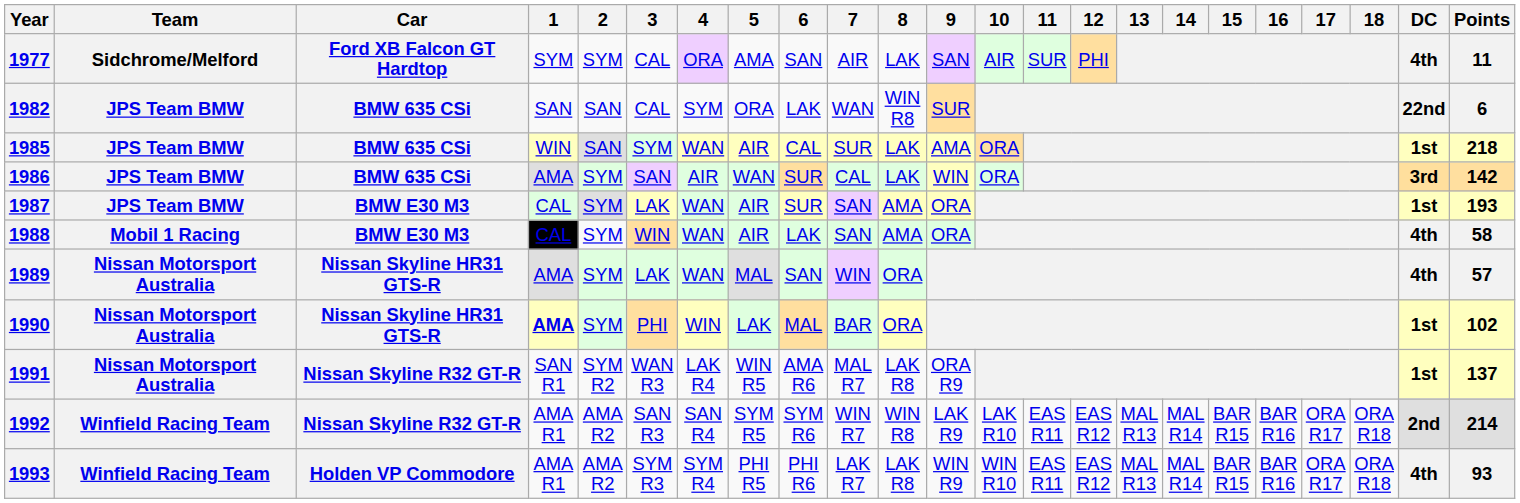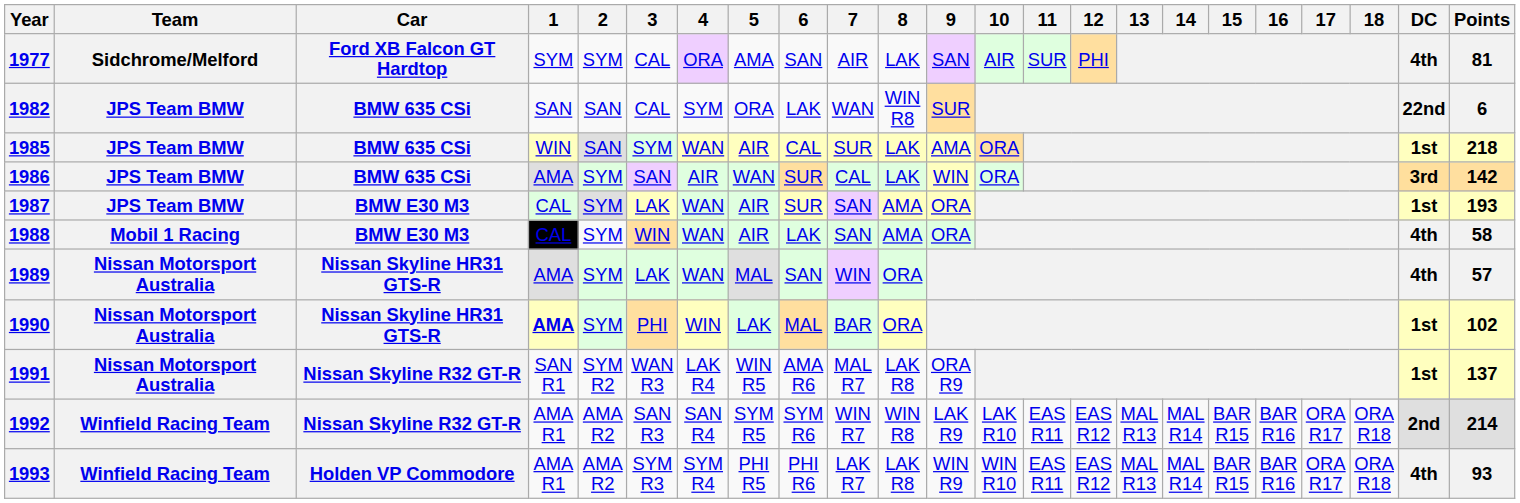(1482, 59) 11 -> (1482, 59) 81
